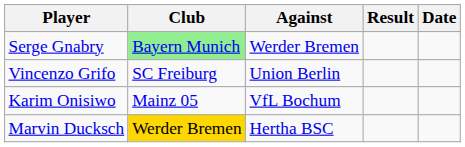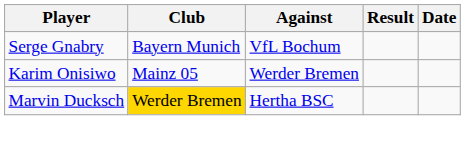(186, 45) lightgreen background -> (186, 45) no background
(304, 45) Werder Bremen -> (295, 45) VfL Bochum
- row: (62, 73)
(295, 100) VfL Bochum -> (304, 73) Werder Bremen
